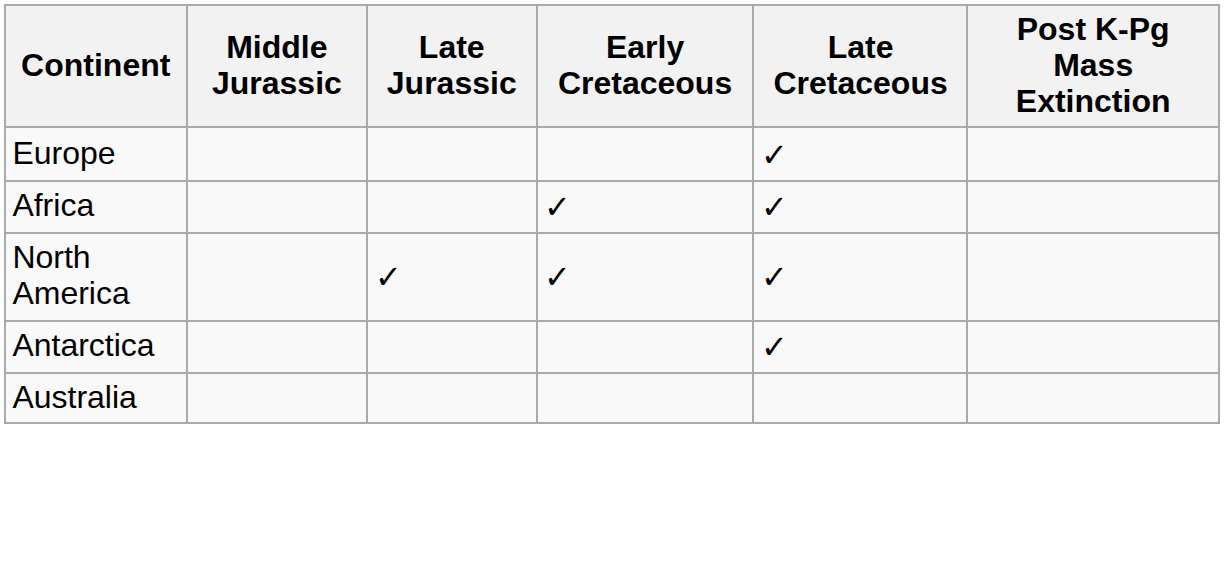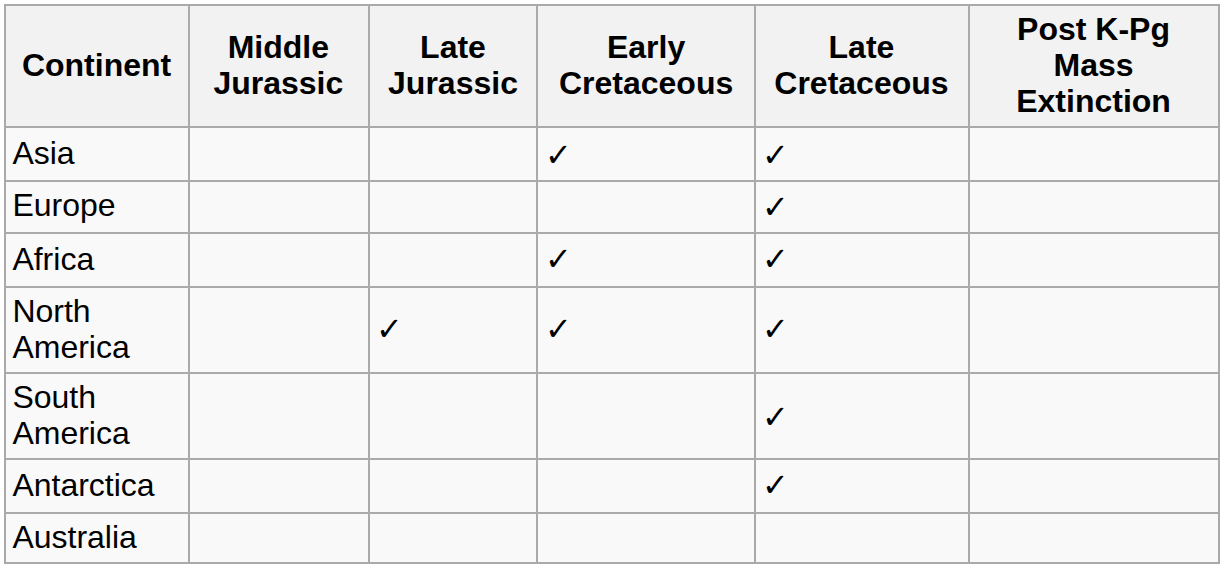+ row: (44, 153)
+ row: (71, 415)
